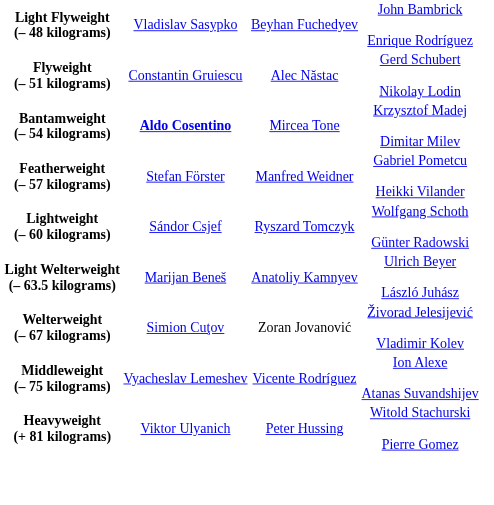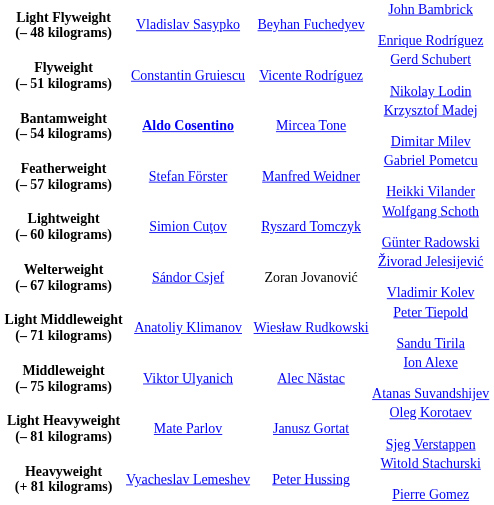(305, 75) Alec Năstac -> (311, 75) Vicente Rodríguez
(185, 227) Sándor Csjef -> (188, 227) Simion Cuţov
- row: (62, 277)
(185, 327) Simion Cuţov -> (188, 277) Sándor Csjef
+ row: (64, 327)
(185, 378) Vyacheslav Lemeshev -> (188, 378) Viktor Ulyanich
(305, 378) Vicente Rodríguez -> (311, 378) Alec Năstac
+ row: (64, 428)
(185, 428) Viktor Ulyanich -> (188, 479) Vyacheslav Lemeshev
